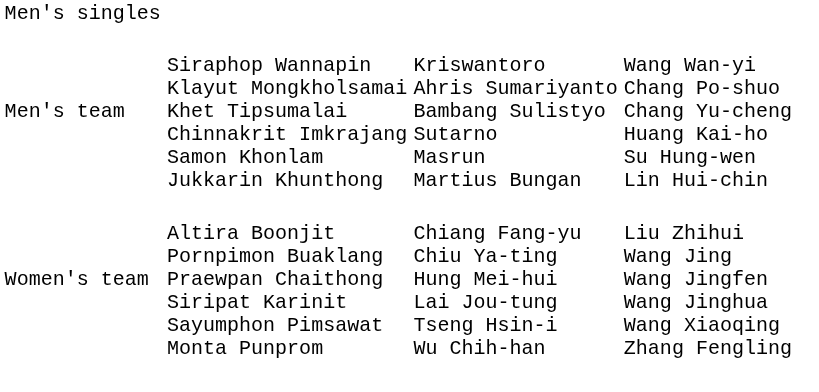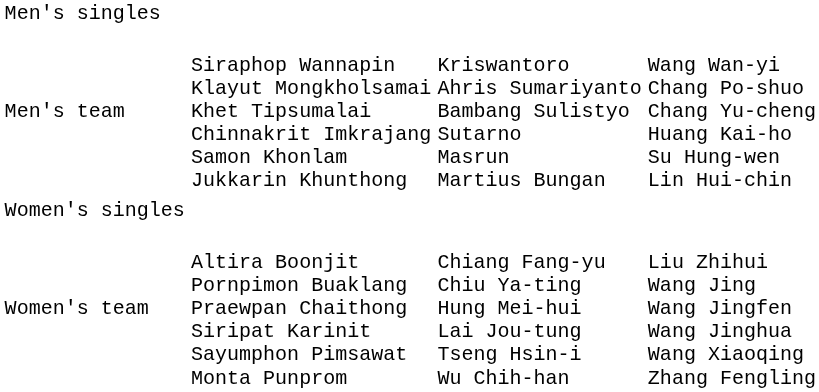+ row: (95, 210)
